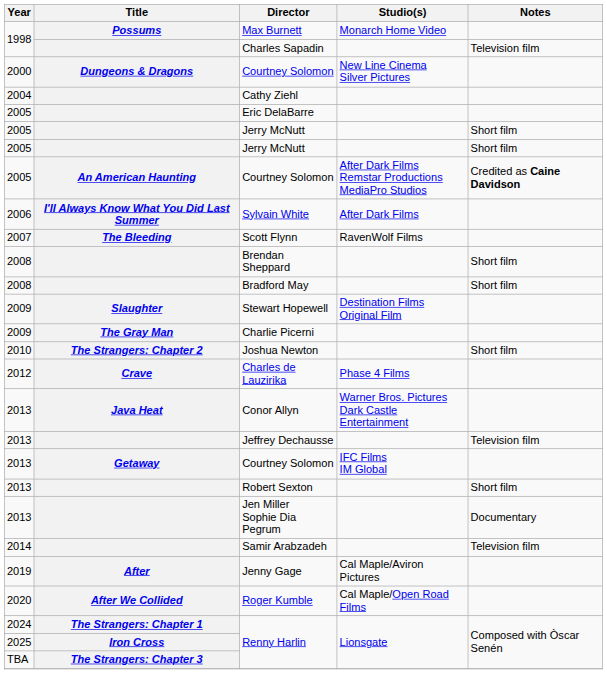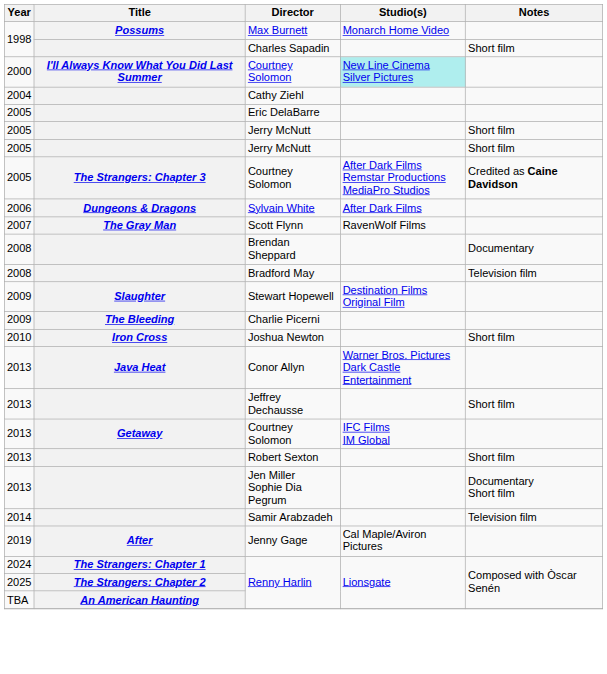(505, 48) Television film -> (491, 48) Short film
(137, 71) Dungeons & Dragons -> (140, 71) I'll Always Know What You Did Last Summer
(383, 71) no background -> (386, 71) paleturquoise background
(137, 178) An American Haunting -> (140, 178) The Strangers: Chapter 3
(137, 214) I'll Always Know What You Did Last Summer -> (140, 208) Dungeons & Dragons
(137, 238) The Bleeding -> (140, 225) The Gray Man
(494, 261) Short film -> (501, 249) Documentary
(494, 285) Short film -> (502, 273) Television film
(137, 332) The Gray Man -> (140, 320) The Bleeding
(137, 350) The Strangers: Chapter 2 -> (140, 337) Iron Cross
- row: (19, 374)
(505, 440) Television film -> (491, 404) Short film
(503, 517) Documentary -> (501, 487) Documentary Short film
- row: (19, 601)
(137, 642) Iron Cross -> (140, 582) The Strangers: Chapter 2
(137, 659) The Strangers: Chapter 3 -> (140, 600) An American Haunting
